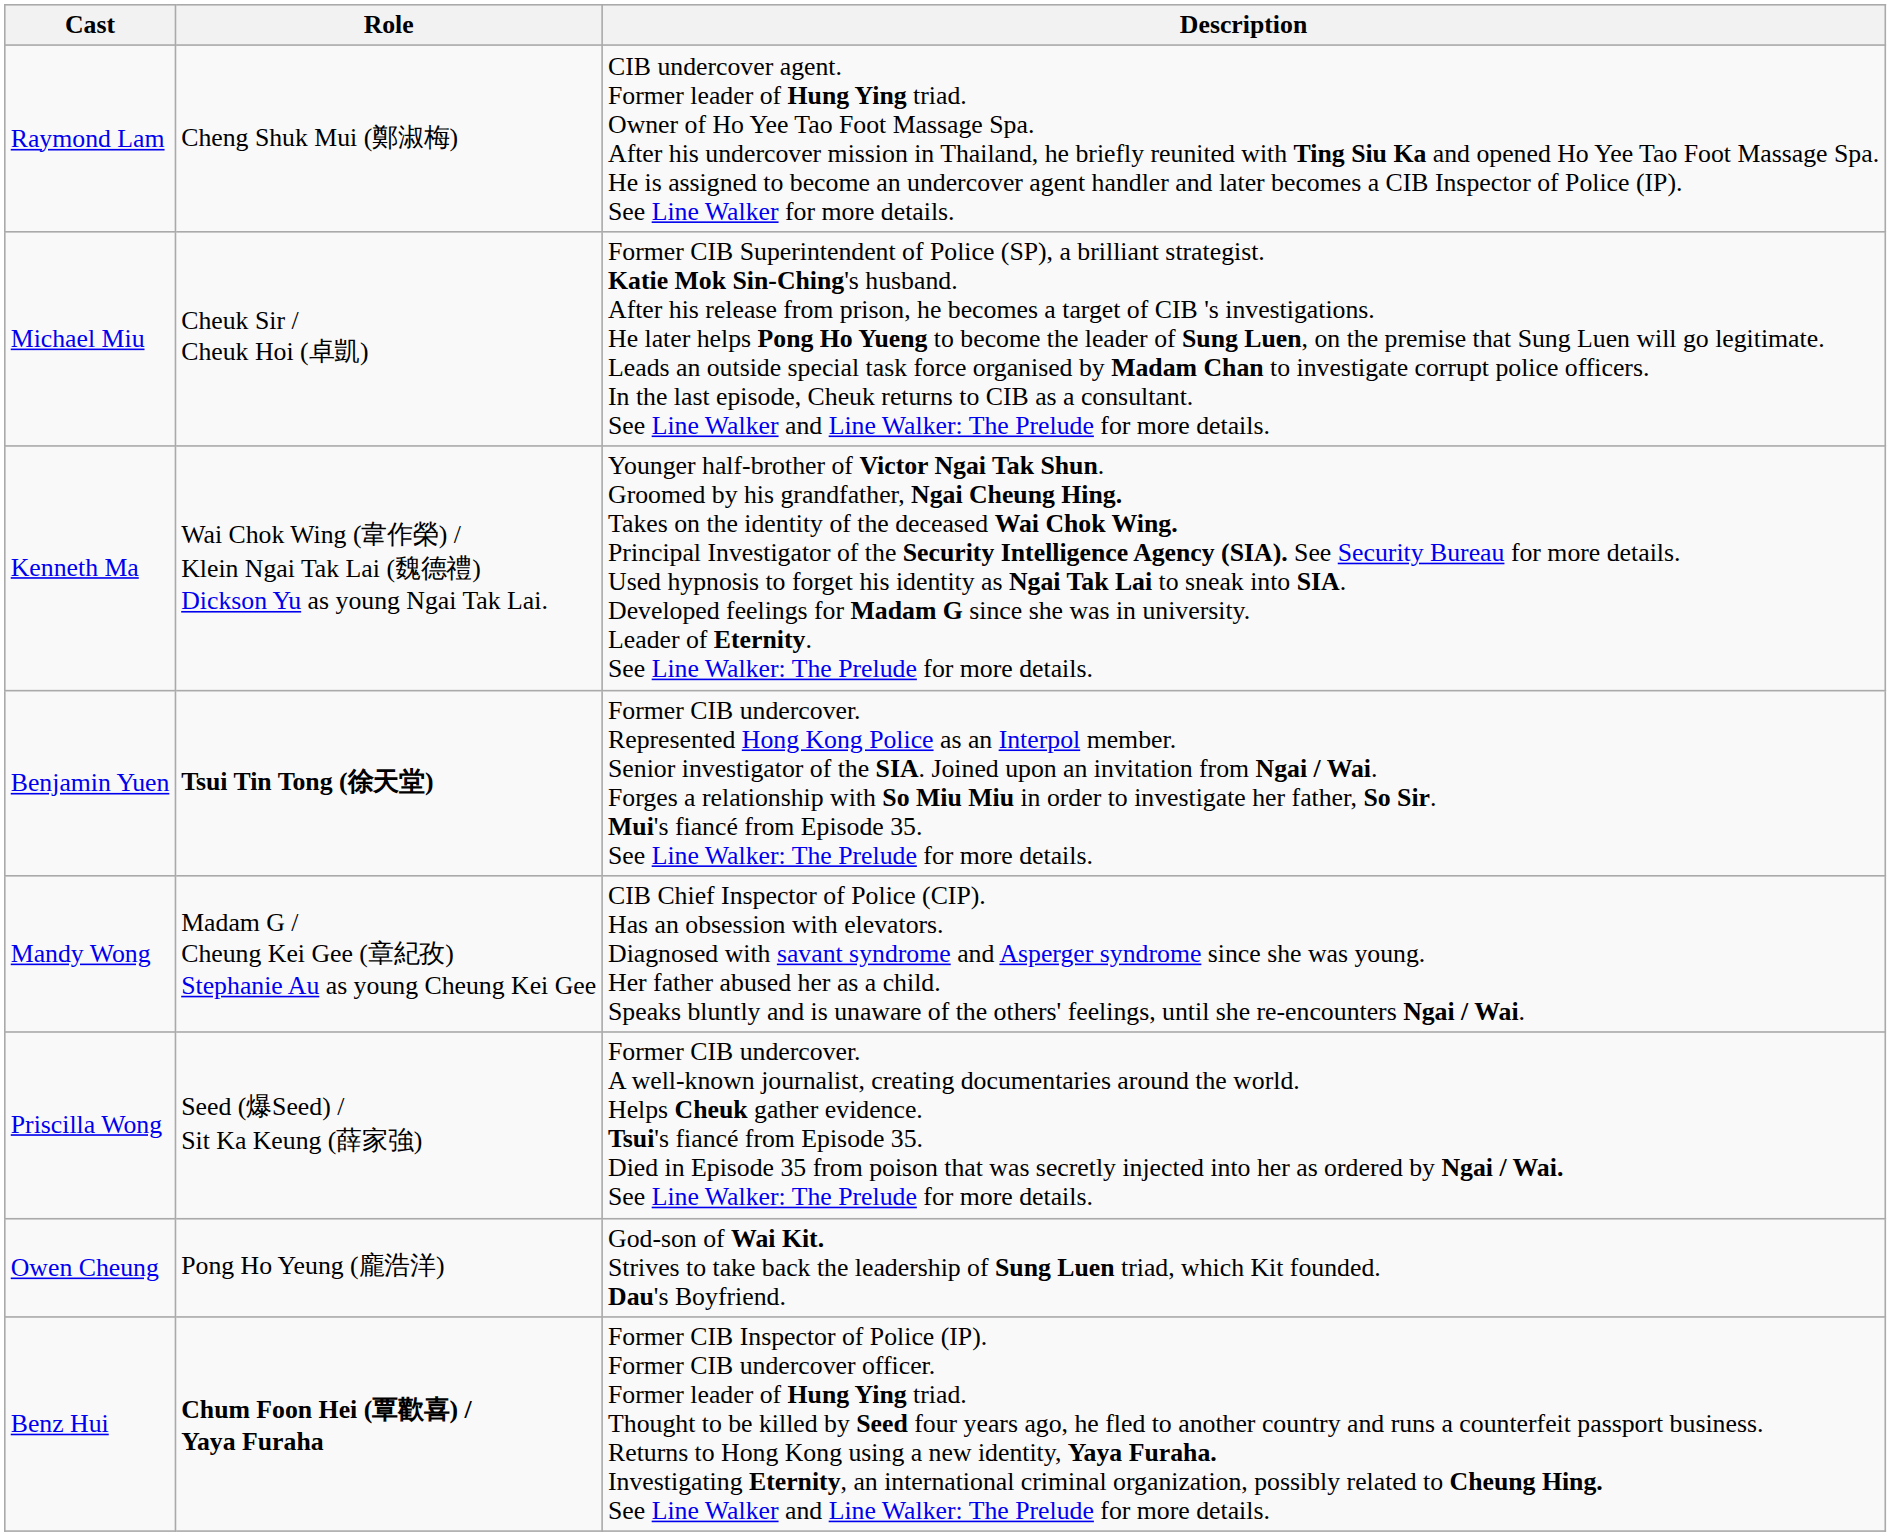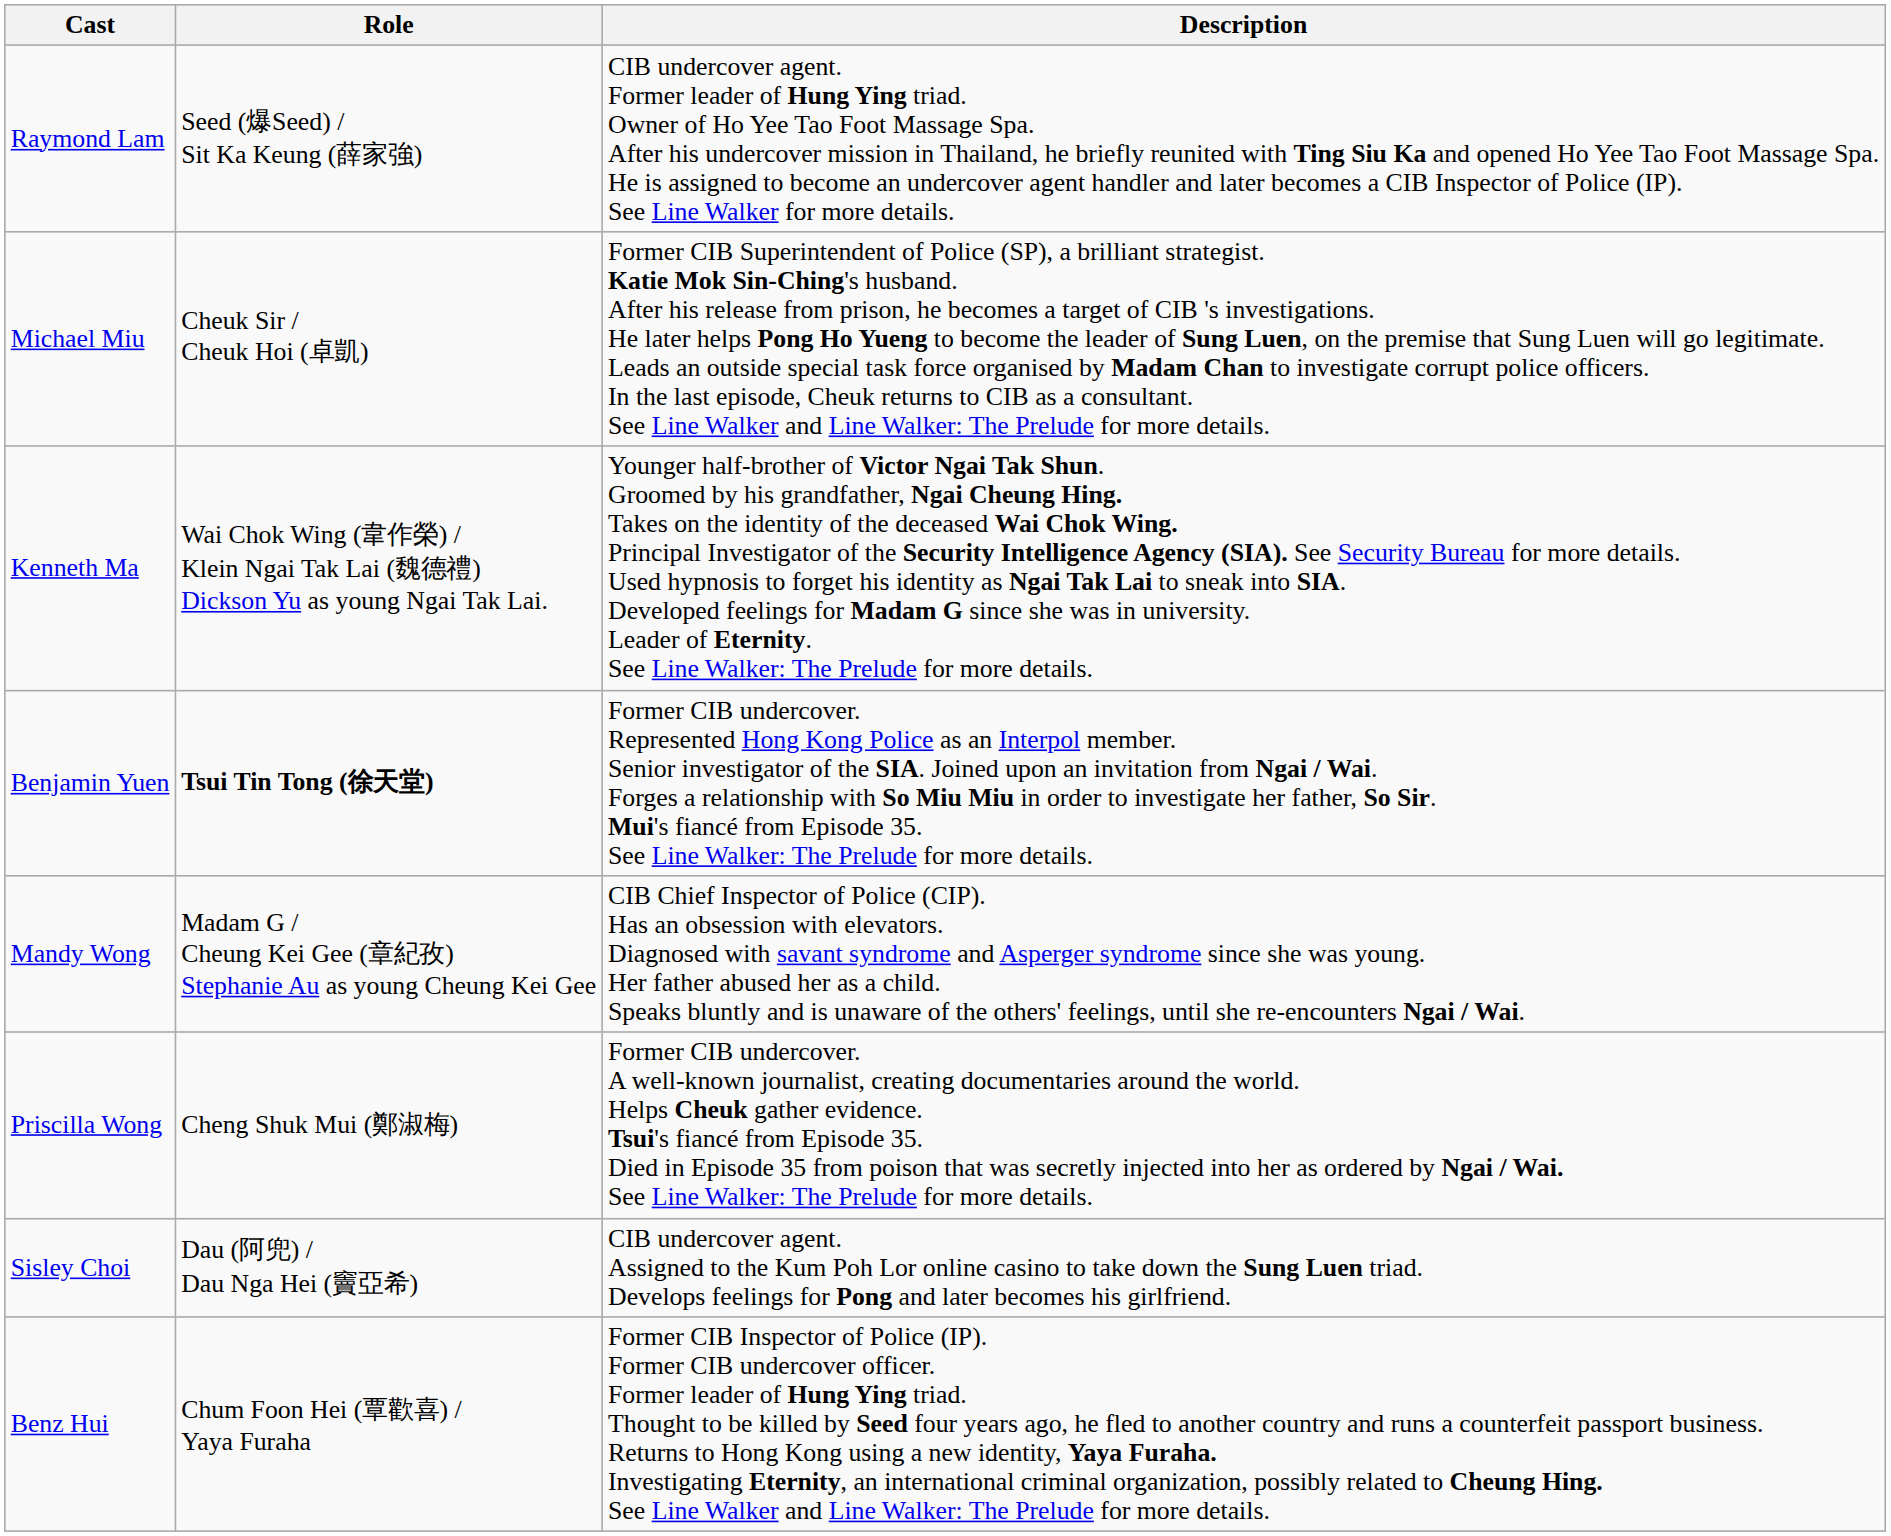(320, 137) Cheng Shuk Mui (鄭淑梅) -> (302, 137) Seed (爆Seed) / Sit Ka Keung (薛家強)
(302, 1124) Seed (爆Seed) / Sit Ka Keung (薛家強) -> (320, 1124) Cheng Shuk Mui (鄭淑梅)
+ row: (71, 1267)
- row: (85, 1267)
(326, 1424) bold -> (321, 1424) normal
